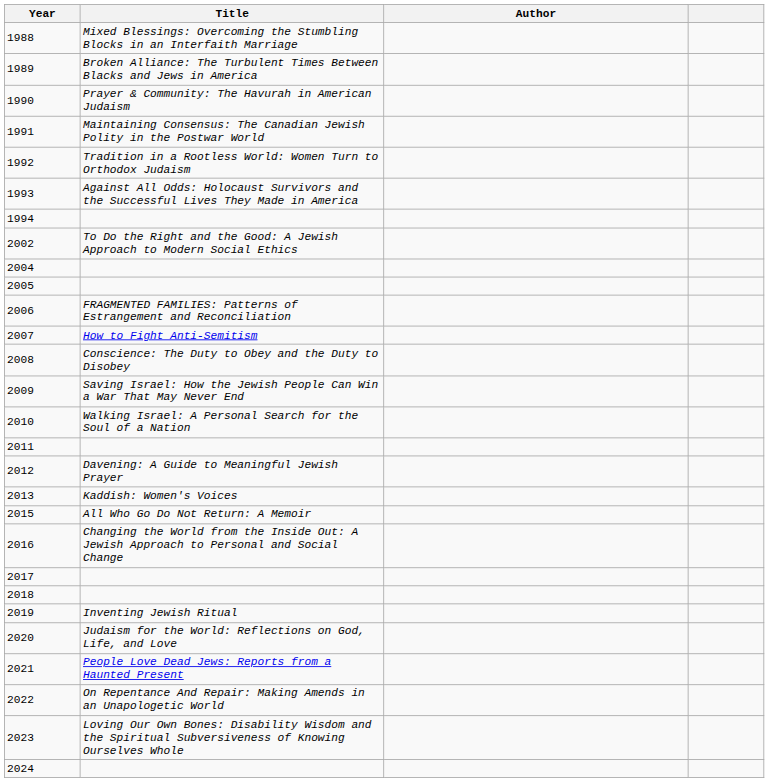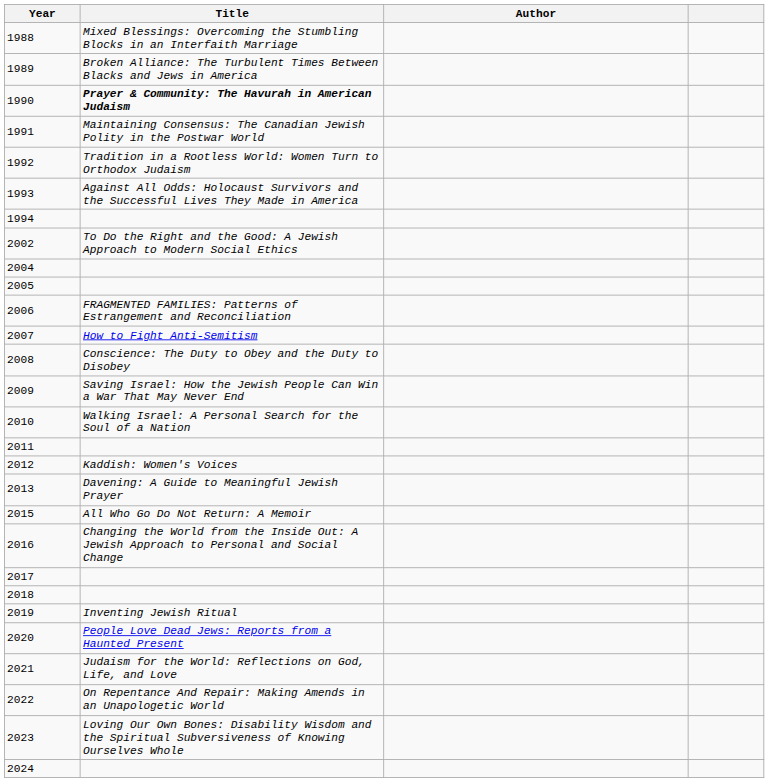(227, 100) normal -> (227, 100) bold
(211, 472) Davening: A Guide to Meaningful Jewish Prayer -> (160, 465) Kaddish: Women's Voices
(160, 496) Kaddish: Women's Voices -> (211, 490) Davening: A Guide to Meaningful Jewish Prayer
(224, 638) Judaism for the World: Reflections on God, Life, and Love -> (207, 638) People Love Dead Jews: Reports from a Haunted Present
(207, 669) People Love Dead Jews: Reports from a Haunted Present -> (224, 669) Judaism for the World: Reflections on God, Life, and Love
